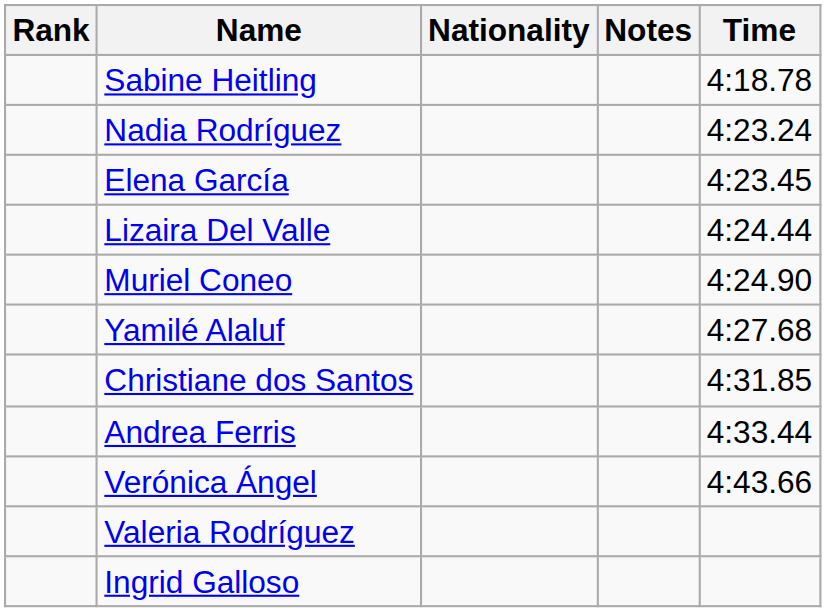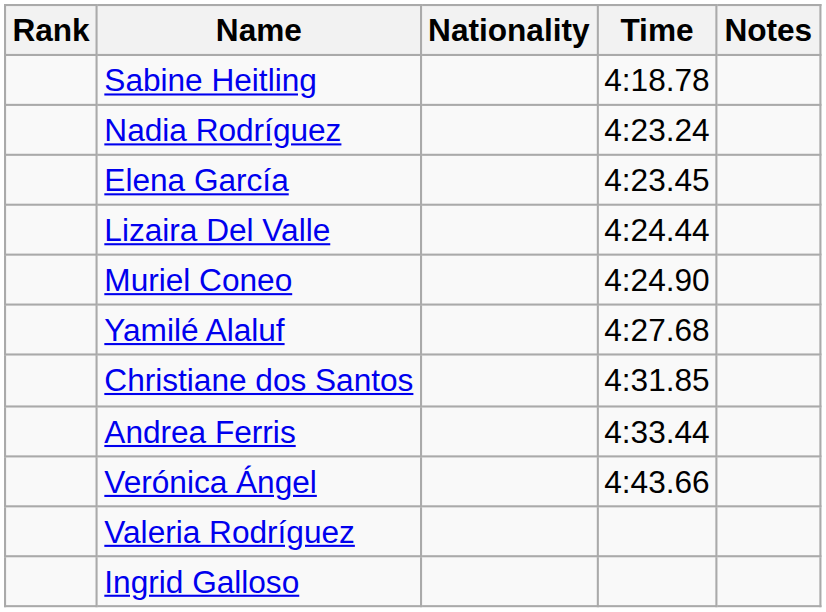columns swapped: (759, 30) <-> (648, 30)
